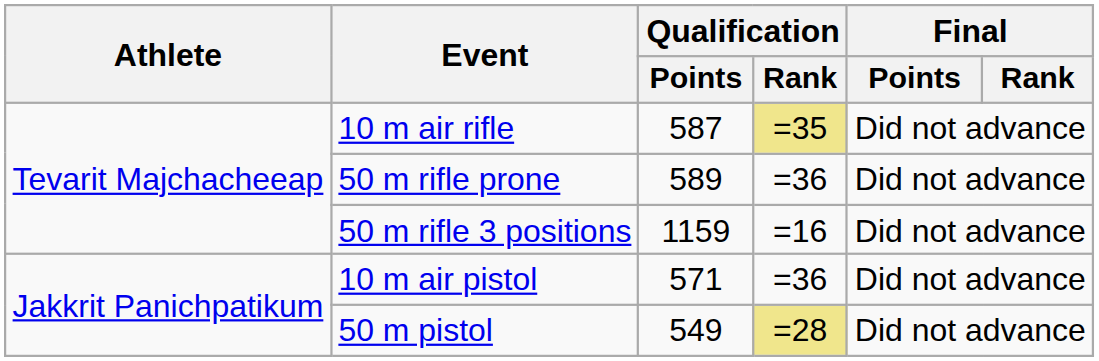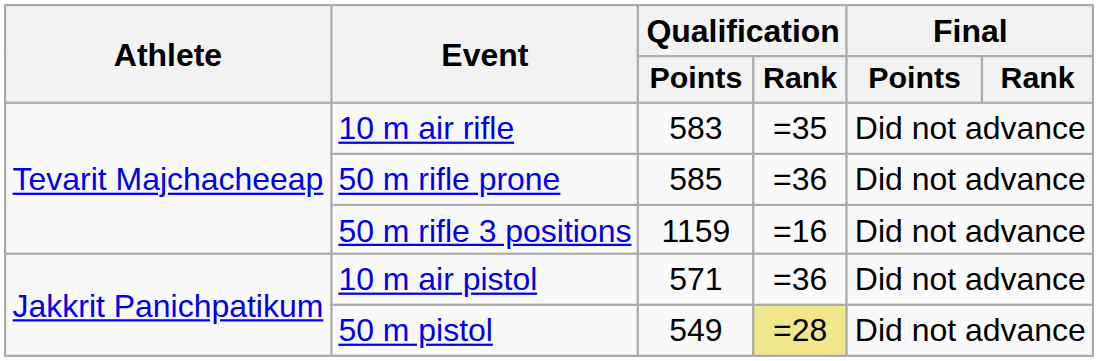(696, 129) 587 -> (696, 129) 583
(800, 129) khaki background -> (800, 129) no background
(696, 179) 589 -> (696, 179) 585
